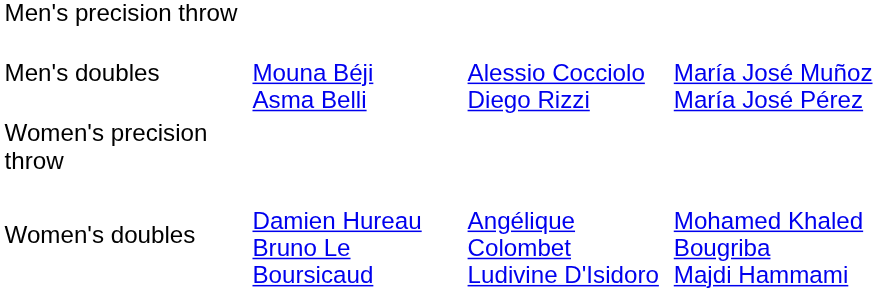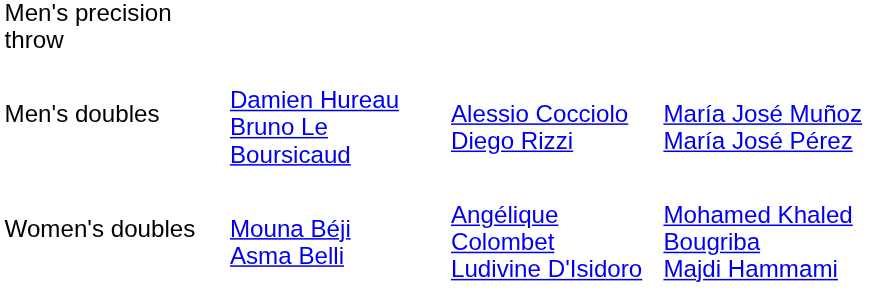(313, 86) Mouna Béji Asma Belli -> (315, 127) Damien Hureau Bruno Le Boursicaud
- row: (106, 147)
(337, 248) Damien Hureau Bruno Le Boursicaud -> (290, 242) Mouna Béji Asma Belli
